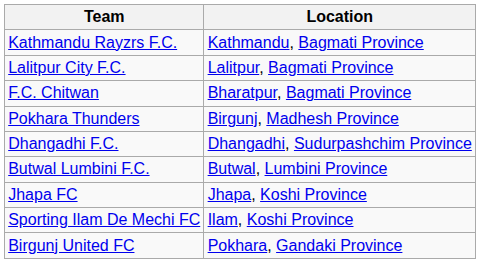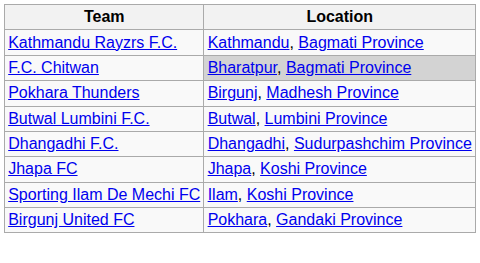- row: (67, 67)
(309, 93) no background -> (309, 67) lightgrey background
rows swapped: (79, 169) <-> (63, 144)
